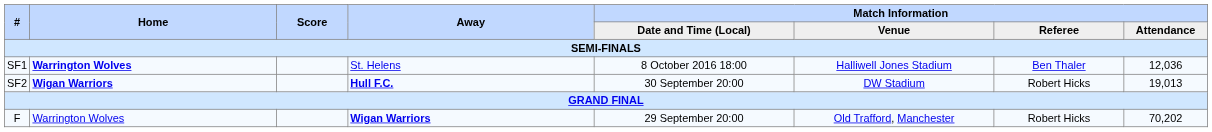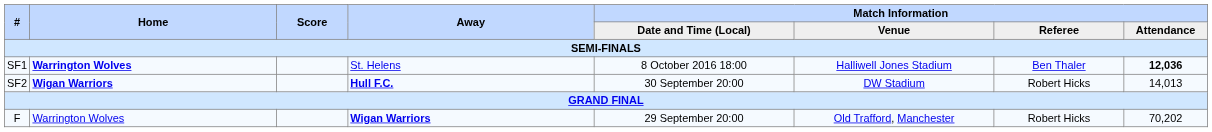(1166, 66) normal -> (1166, 66) bold
(1166, 83) 19,013 -> (1166, 83) 14,013
